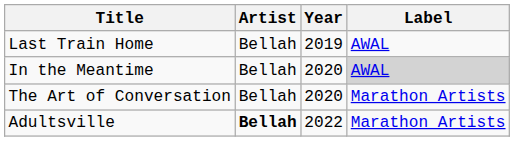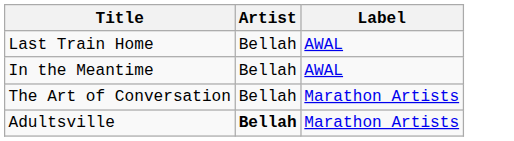- column: (324, 18)
(370, 70) lightgrey background -> (324, 70) no background
